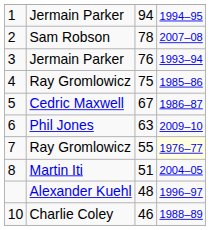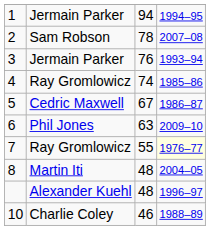(146, 81) 75 -> (146, 81) 74
(146, 170) 51 -> (146, 170) 48
